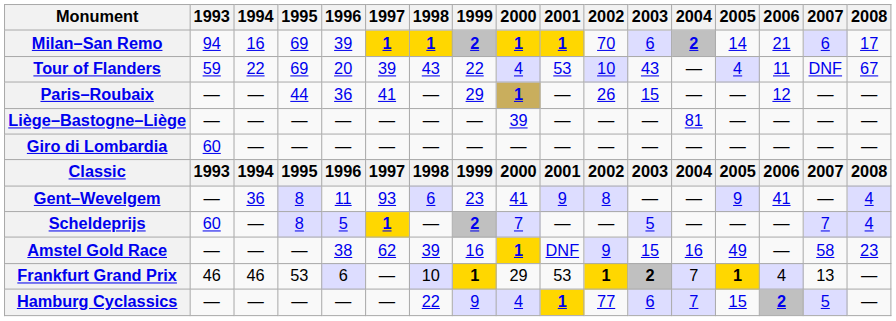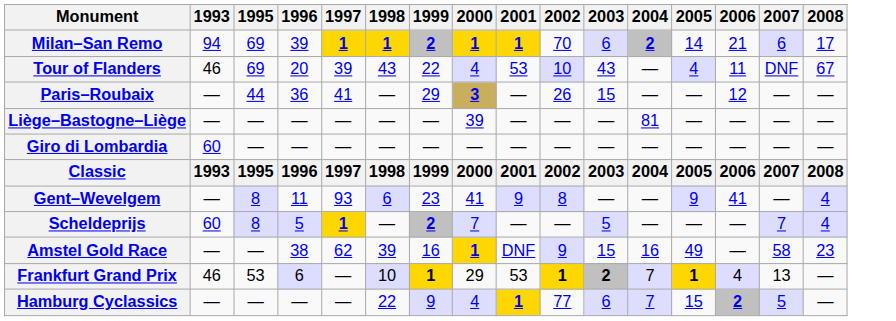- column: (256, 17)
(212, 69) 59 -> (212, 69) 46
(519, 95) 1 -> (475, 95) 3
